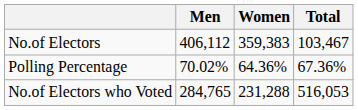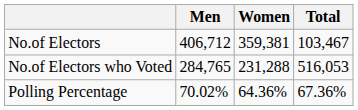(205, 42) 406,112 -> (205, 42) 406,712
(264, 42) 359,383 -> (264, 42) 359,381
rows swapped: (90, 92) <-> (68, 67)
